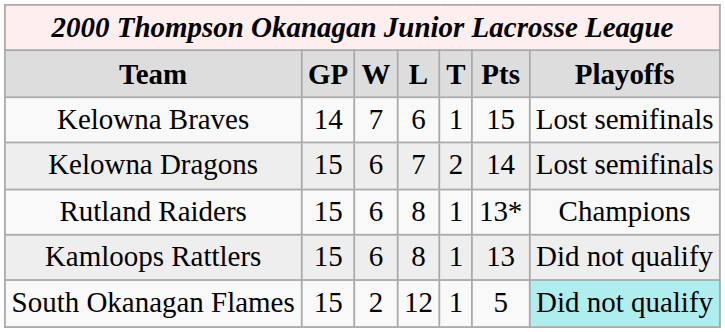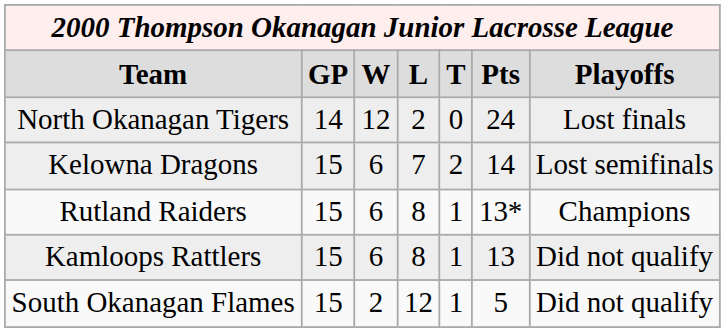+ row: (153, 119)
- row: (153, 119)
(625, 303) paleturquoise background -> (625, 303) no background
